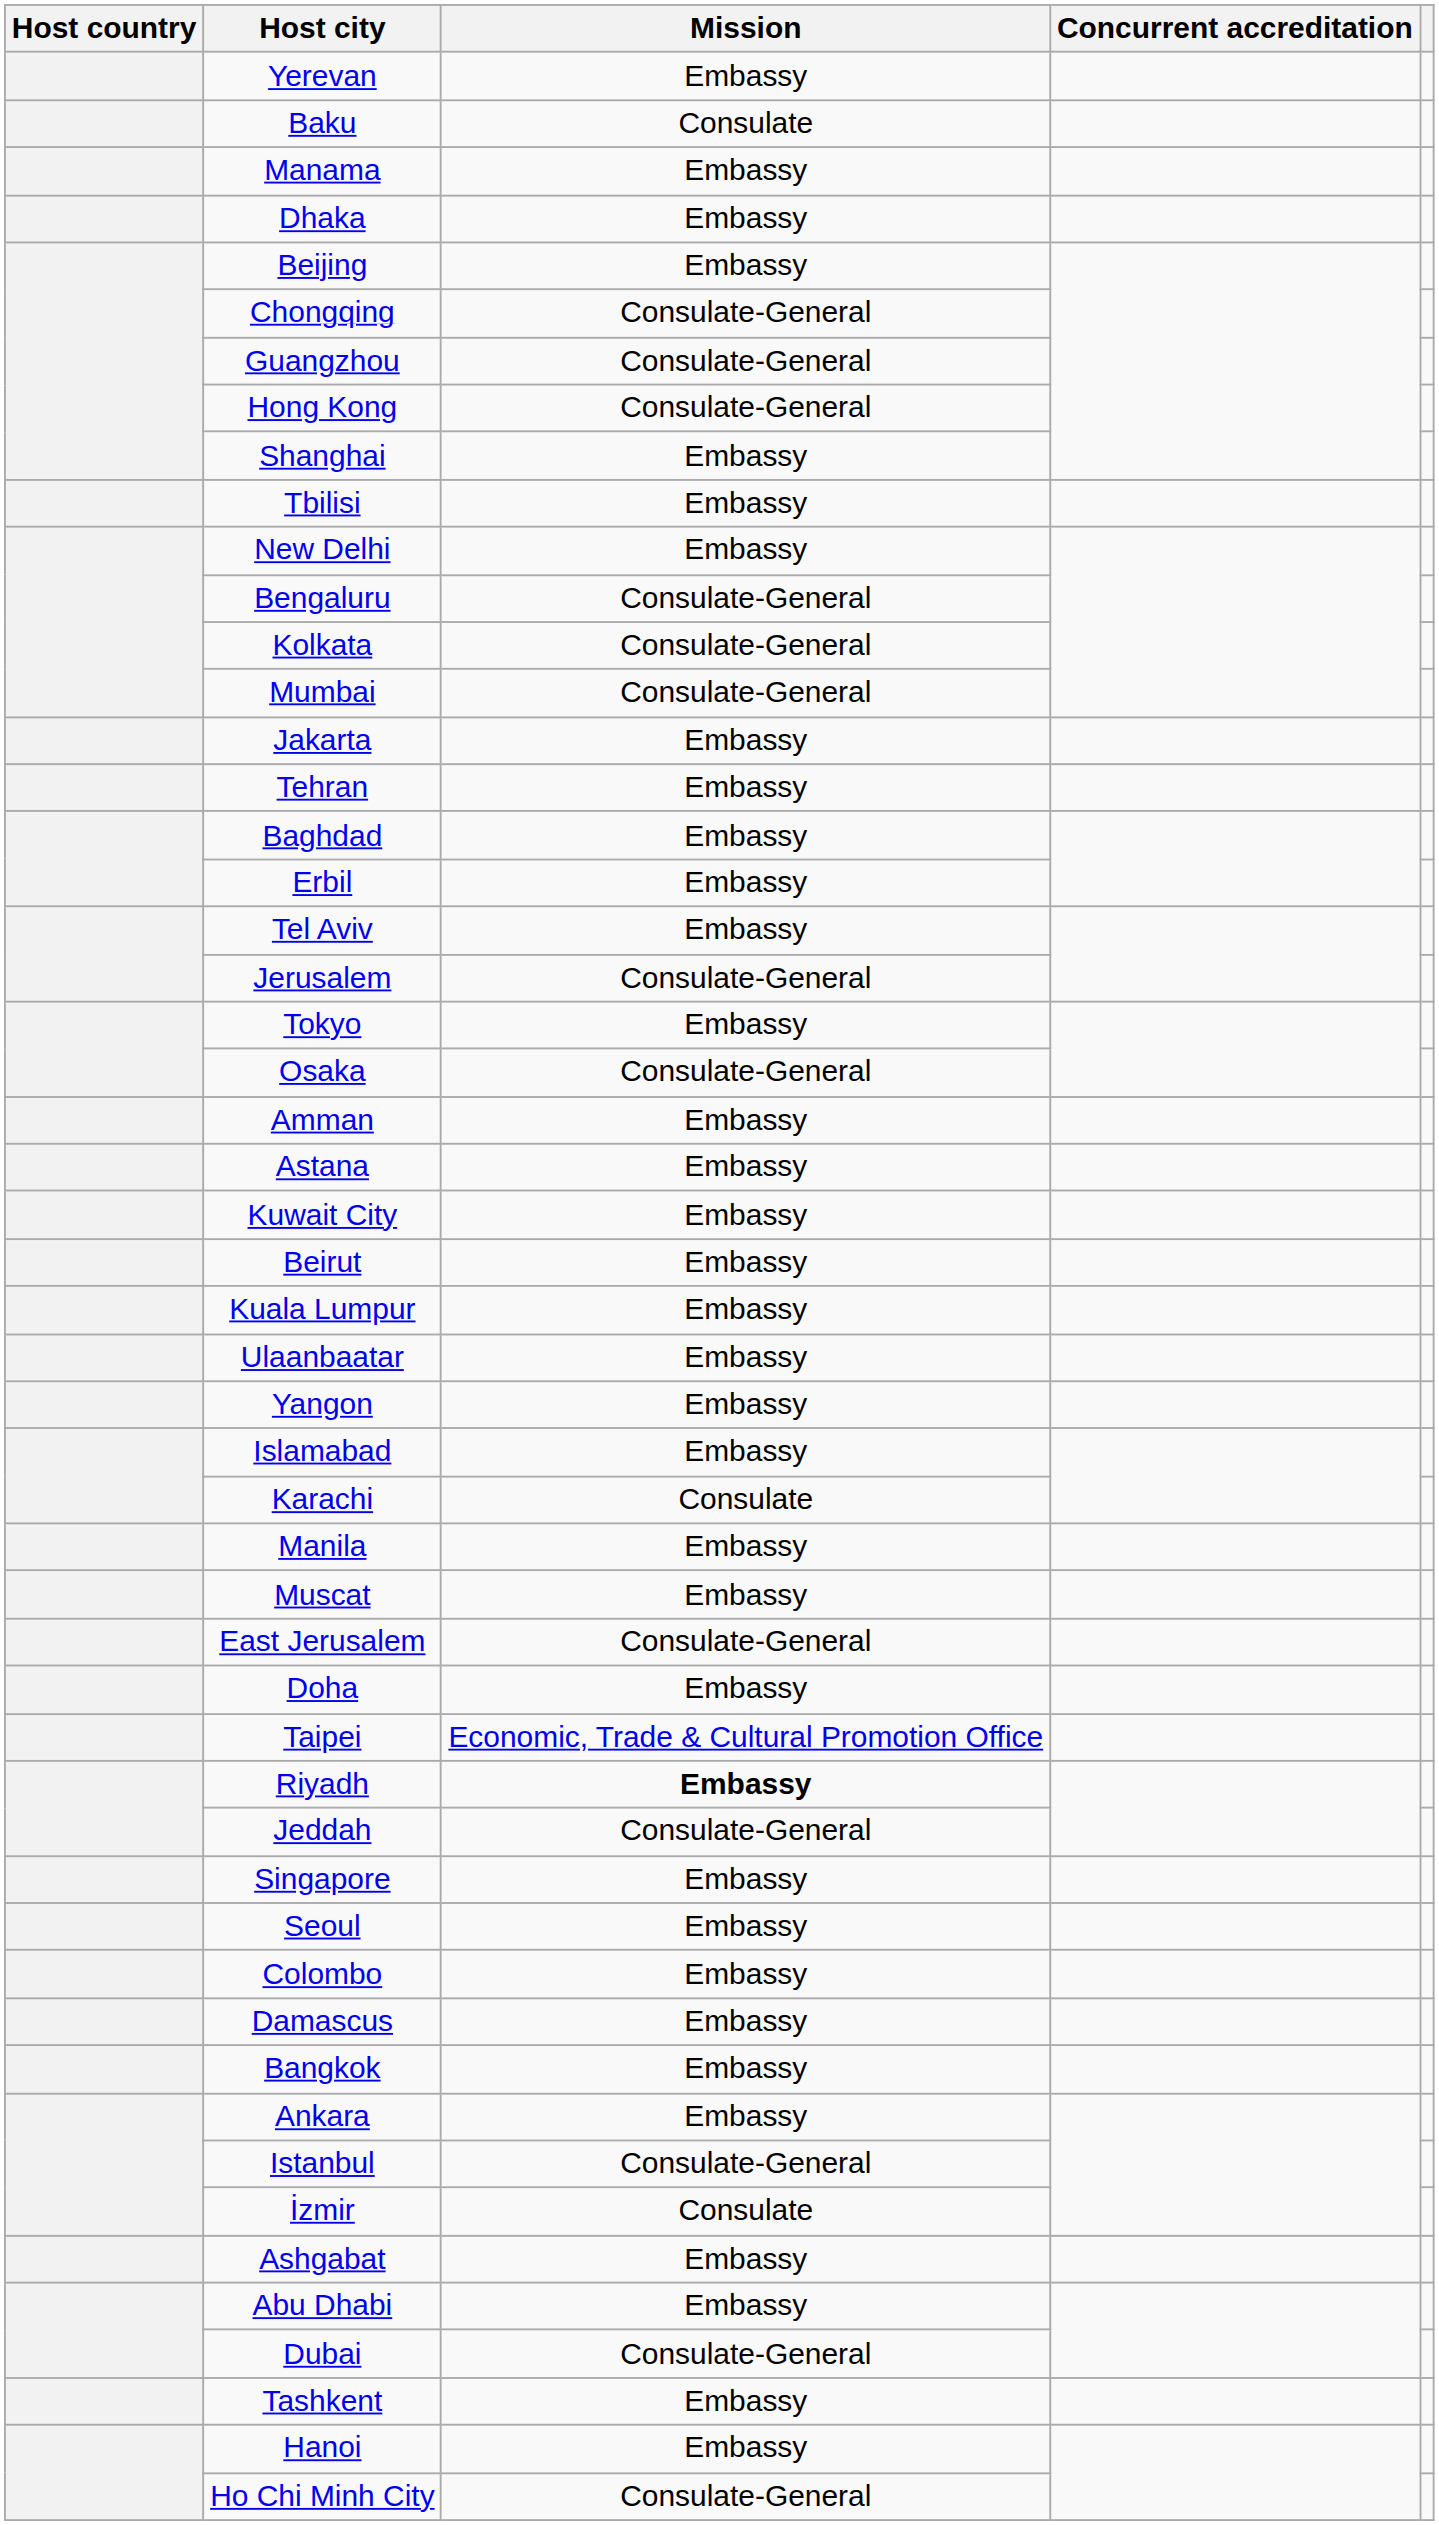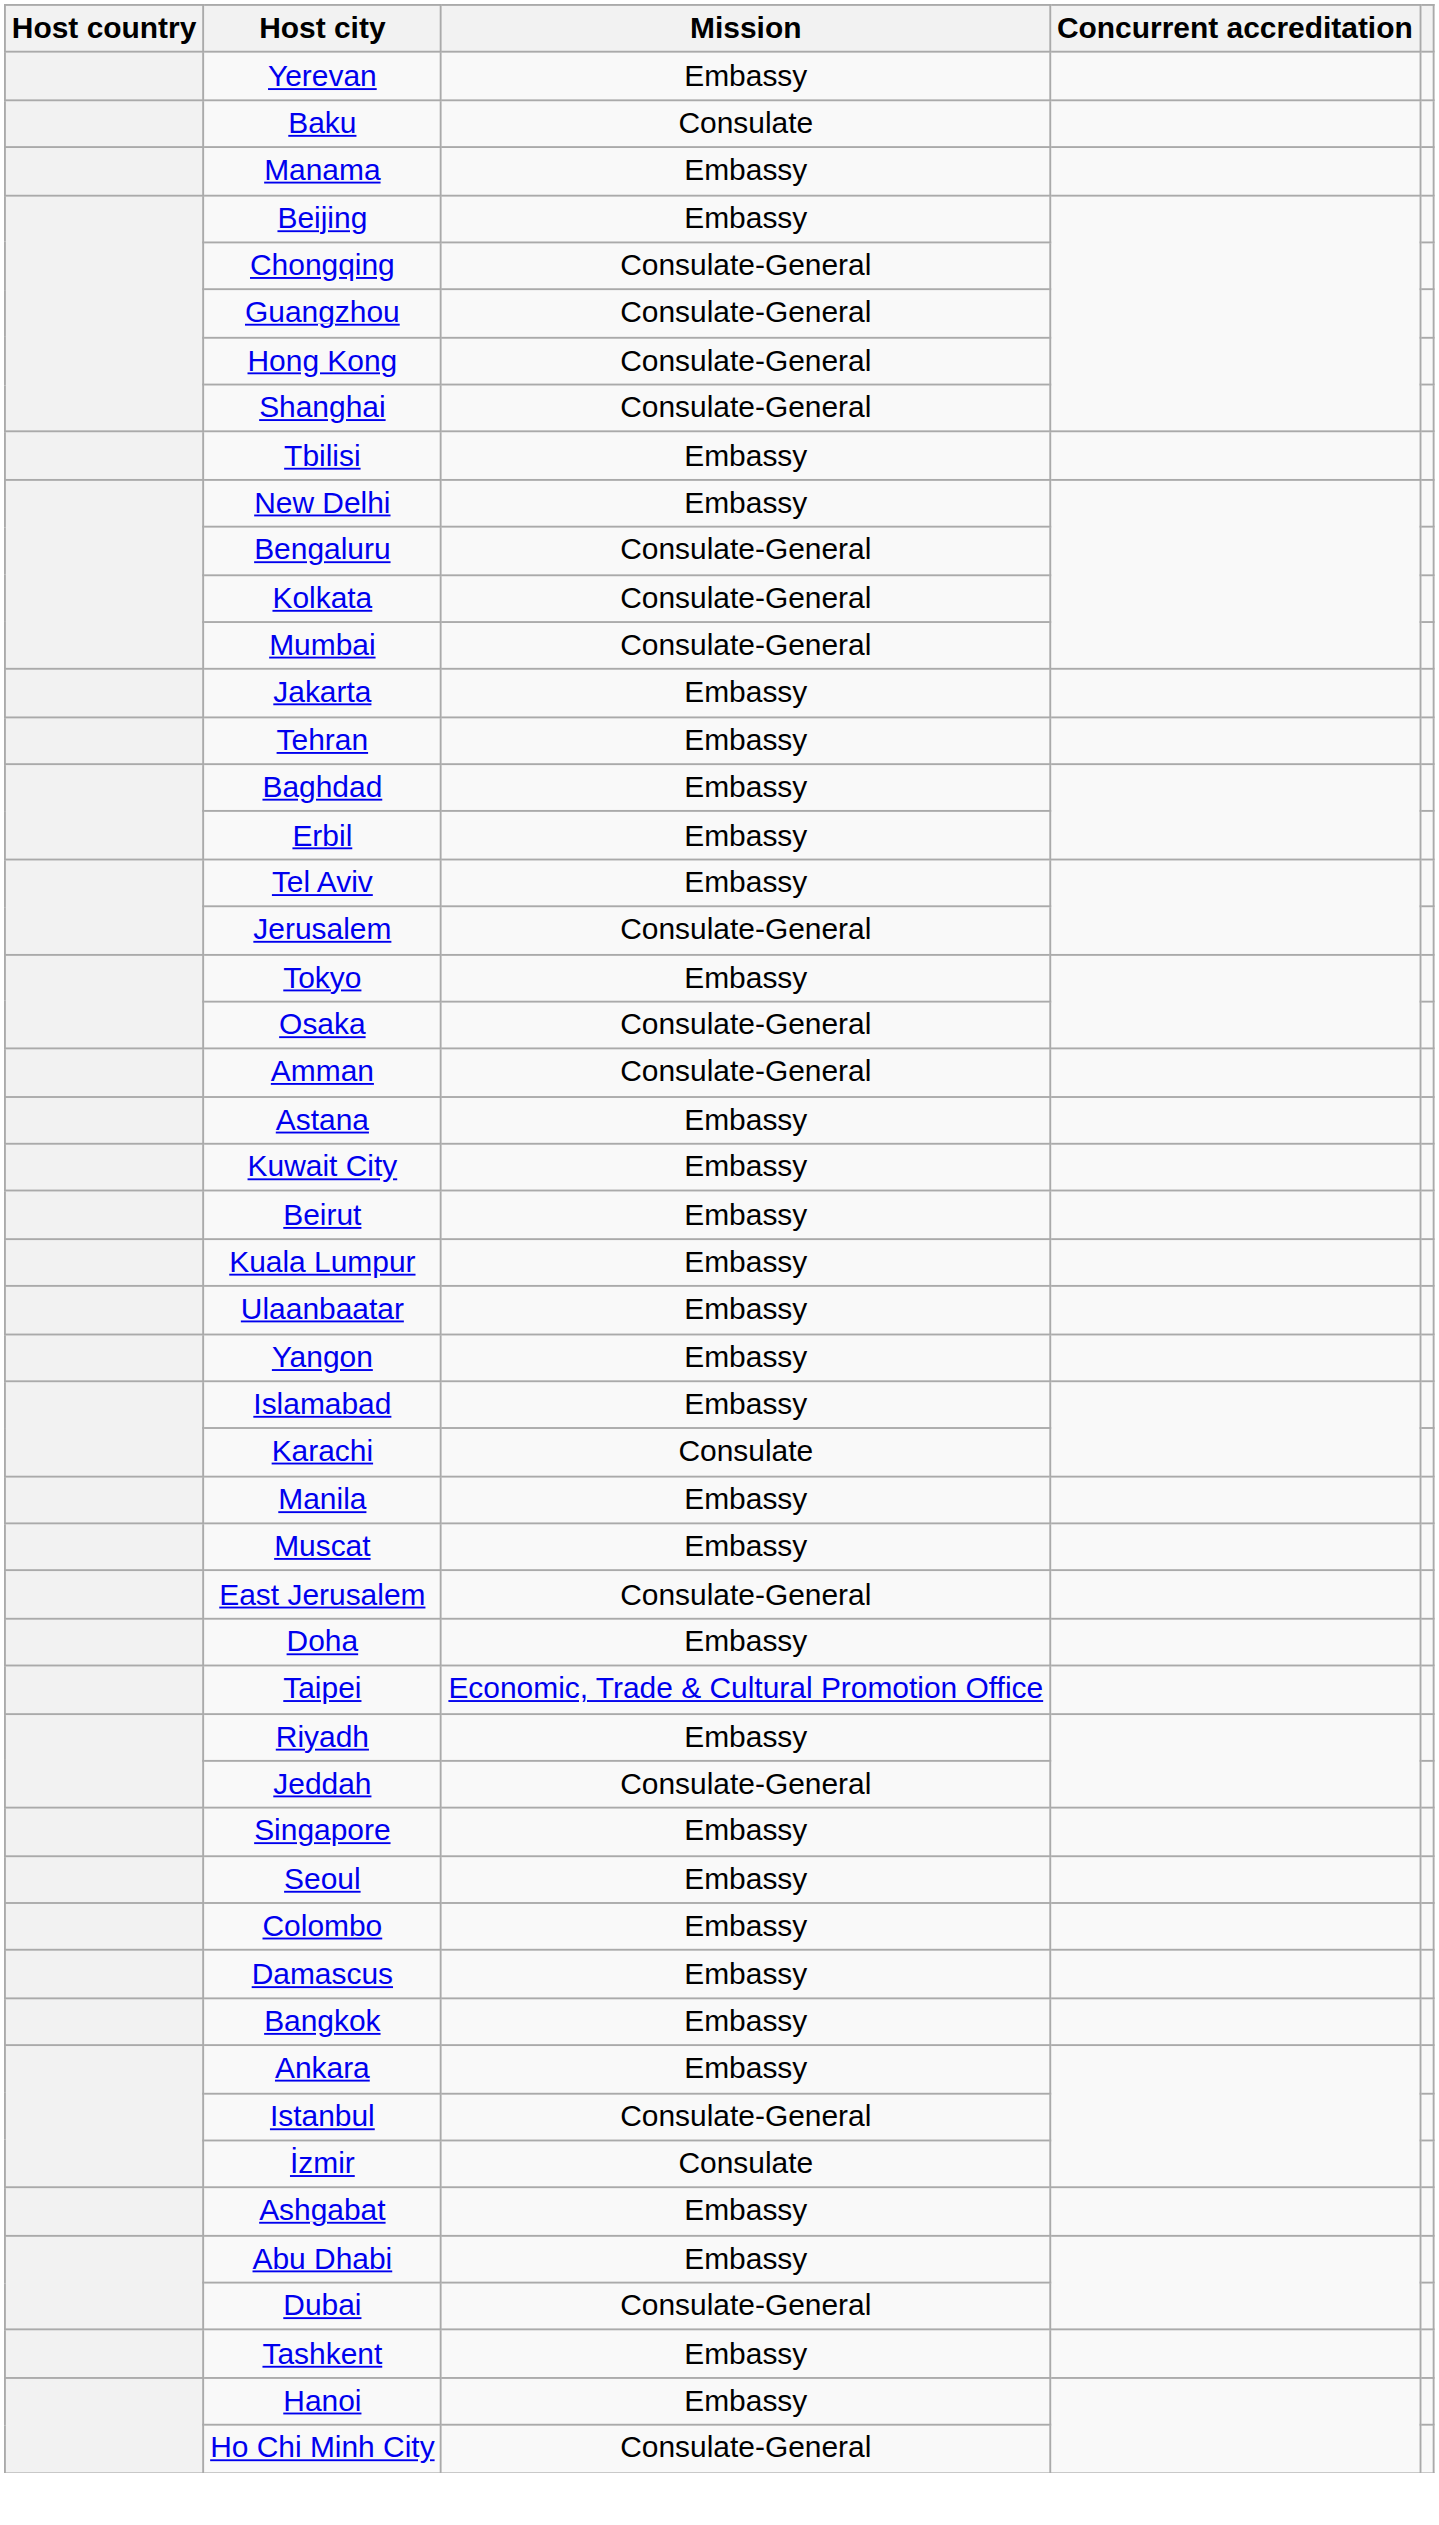- row: (322, 218)
(746, 455) Embassy -> (746, 407) Consulate-General
(746, 1119) Embassy -> (746, 1072) Consulate-General
(746, 1783) bold -> (746, 1736) normal
